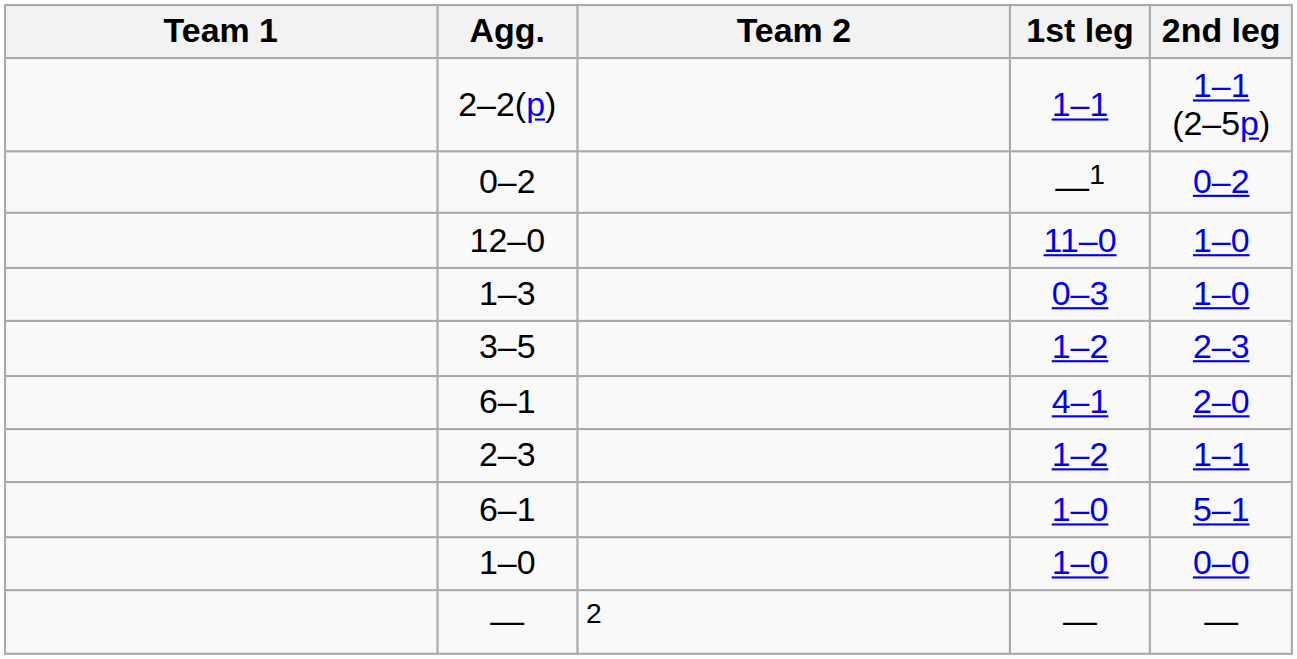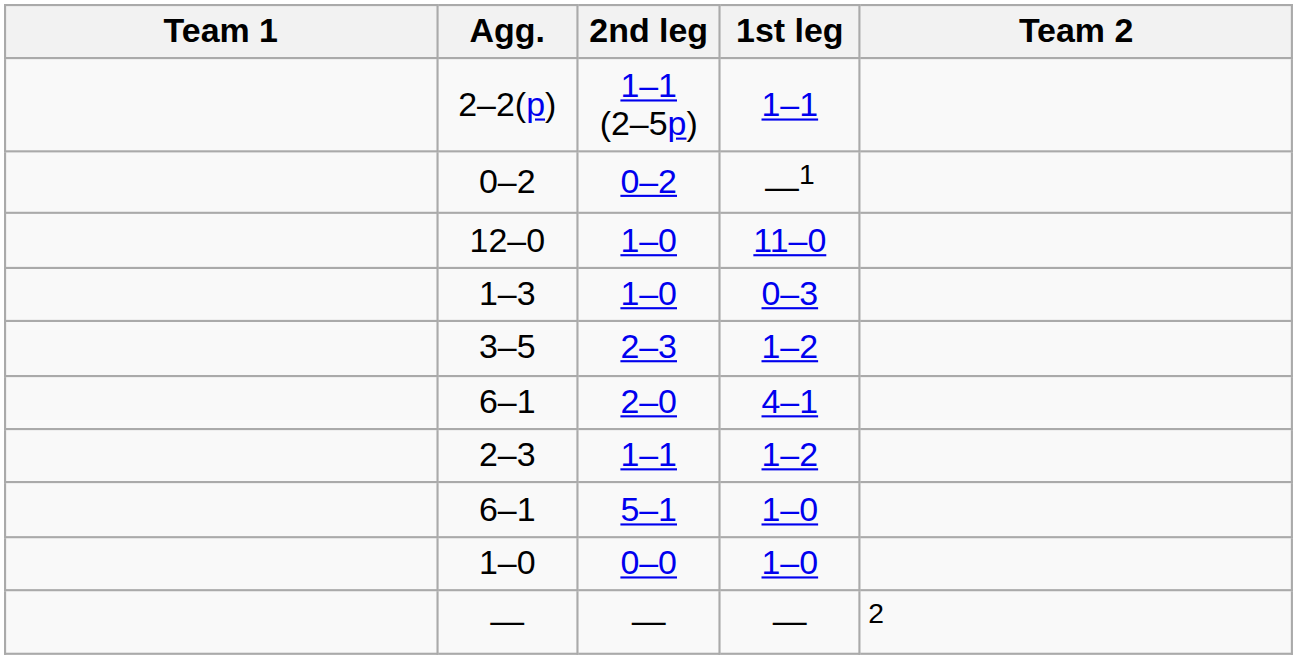columns swapped: (794, 31) <-> (1221, 31)
